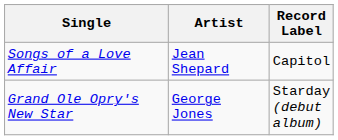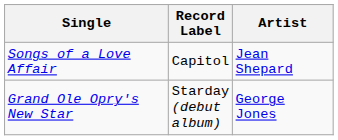columns swapped: (219, 24) <-> (301, 24)
